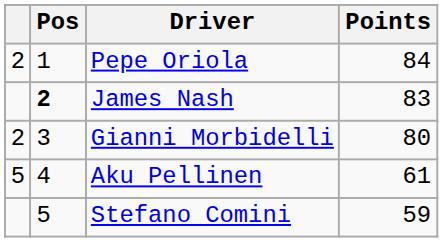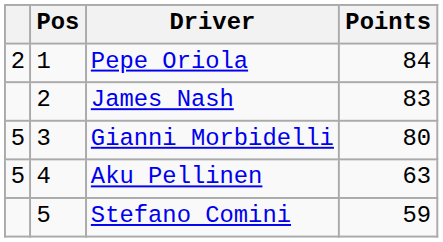(44, 102) bold -> (44, 102) normal
(18, 140) 2 -> (18, 140) 5
(417, 178) 61 -> (417, 178) 63
